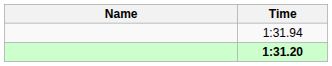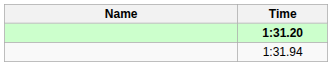rows swapped: (283, 52) <-> (283, 33)
